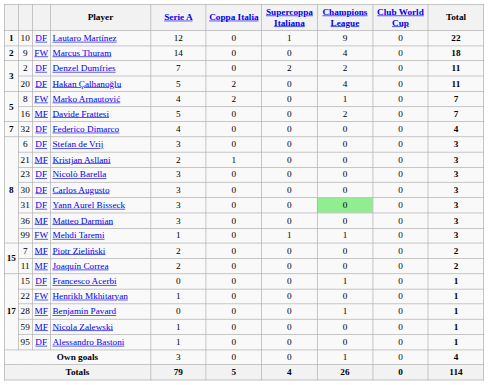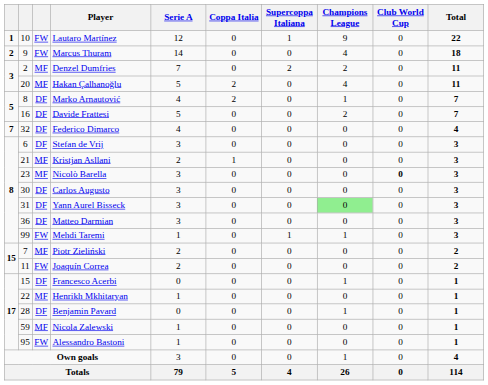(41, 38) DF -> (41, 38) FW
(41, 68) DF -> (41, 68) MF
(41, 84) DF -> (41, 84) MF
(41, 99) FW -> (41, 99) DF
(41, 114) MF -> (41, 114) DF
(41, 175) DF -> (41, 175) MF
(400, 175) normal -> (400, 175) bold
(41, 220) MF -> (41, 220) DF
(41, 266) MF -> (41, 266) FW
(41, 296) FW -> (41, 296) MF
(41, 312) MF -> (41, 312) DF
(41, 342) DF -> (41, 342) FW
